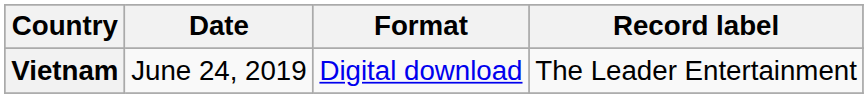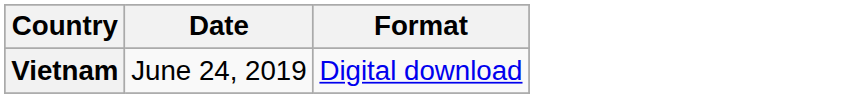- column: (696, 26)
